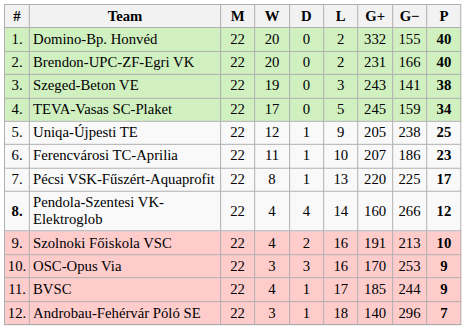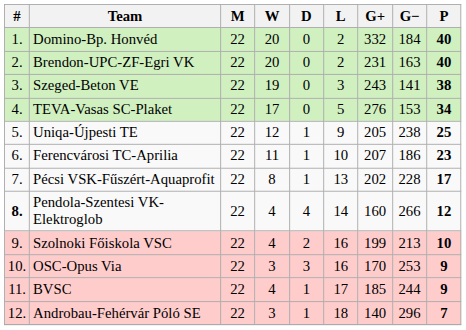(410, 39) 155 -> (410, 39) 184
(410, 62) 166 -> (410, 62) 163
(375, 109) 245 -> (375, 109) 276
(410, 109) 159 -> (410, 109) 153
(375, 179) 220 -> (375, 179) 202
(410, 179) 225 -> (410, 179) 228
(375, 242) 191 -> (375, 242) 199
